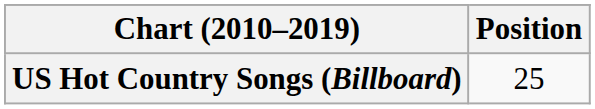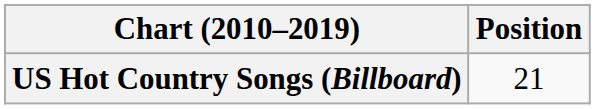(529, 77) 25 -> (529, 77) 21
